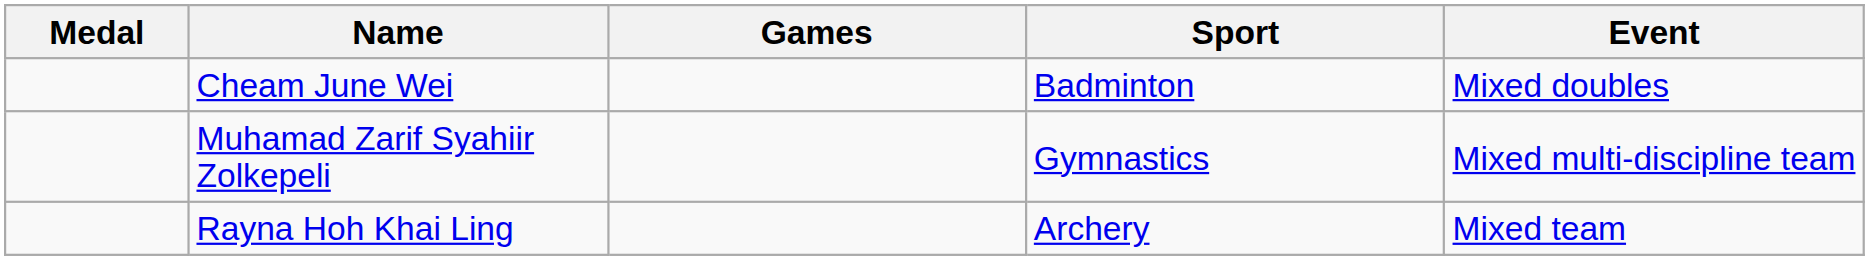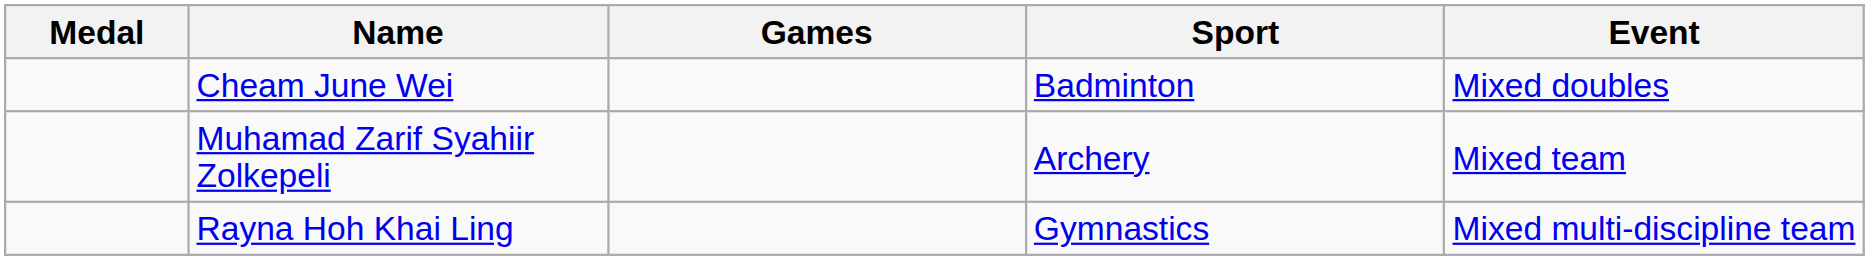(1122, 157) Gymnastics -> (1092, 157) Archery
(1654, 157) Mixed multi-discipline team -> (1539, 157) Mixed team
(1092, 229) Archery -> (1122, 229) Gymnastics
(1539, 229) Mixed team -> (1654, 229) Mixed multi-discipline team
